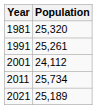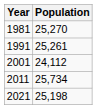(51, 29) 25,320 -> (51, 29) 25,270
(51, 96) 25,189 -> (51, 96) 25,198
